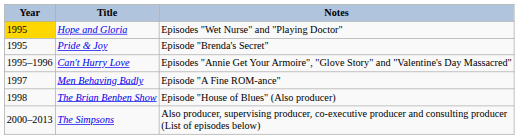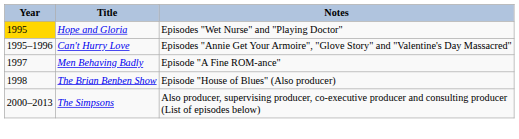- row: (82, 47)
